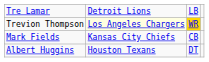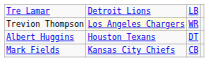(193, 24) gold background -> (193, 24) no background
rows swapped: (40, 50) <-> (33, 37)
